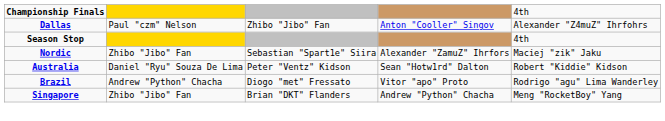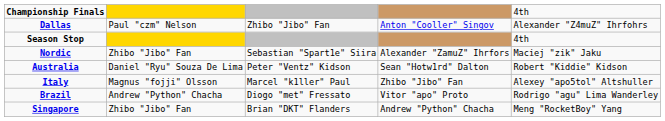+ row: (55, 81)
